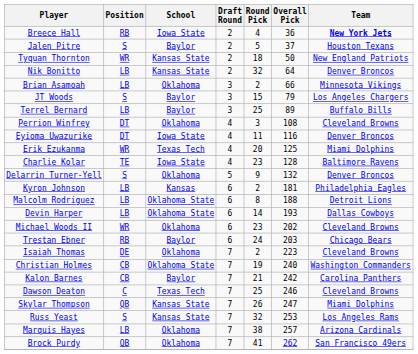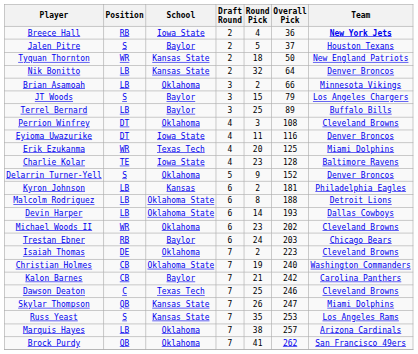(290, 175) 132 -> (290, 175) 152
(258, 317) 32 -> (258, 317) 35
